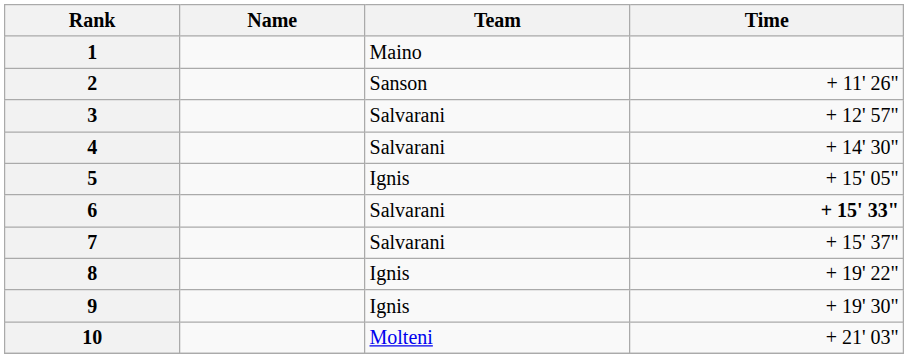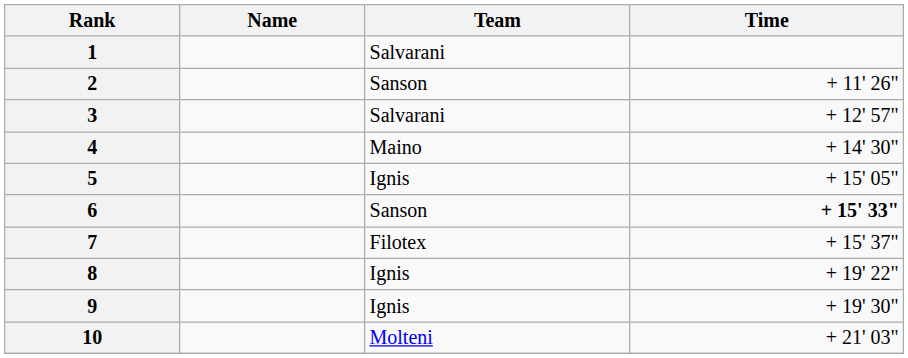(396, 52) Maino -> (407, 52) Salvarani
(407, 147) Salvarani -> (396, 147) Maino
(407, 210) Salvarani -> (398, 210) Sanson
(407, 242) Salvarani -> (398, 242) Filotex
